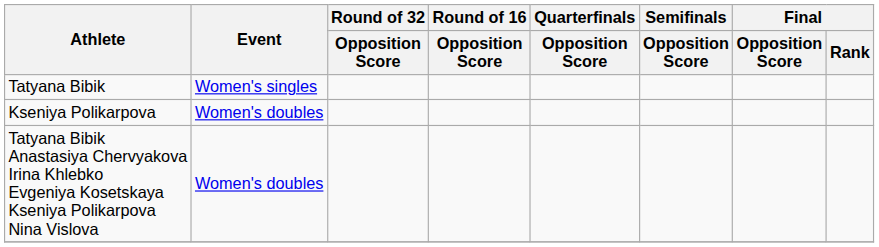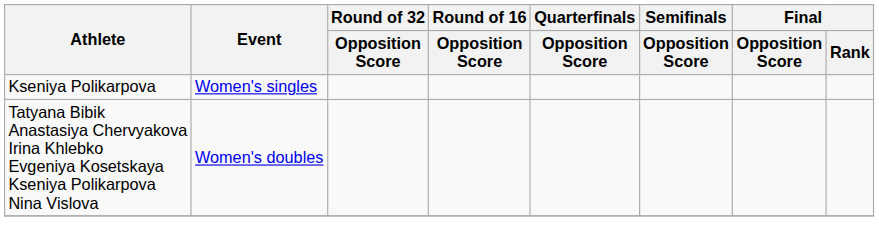- row: (57, 87)
(259, 113) Women's doubles -> (256, 87) Women's singles
